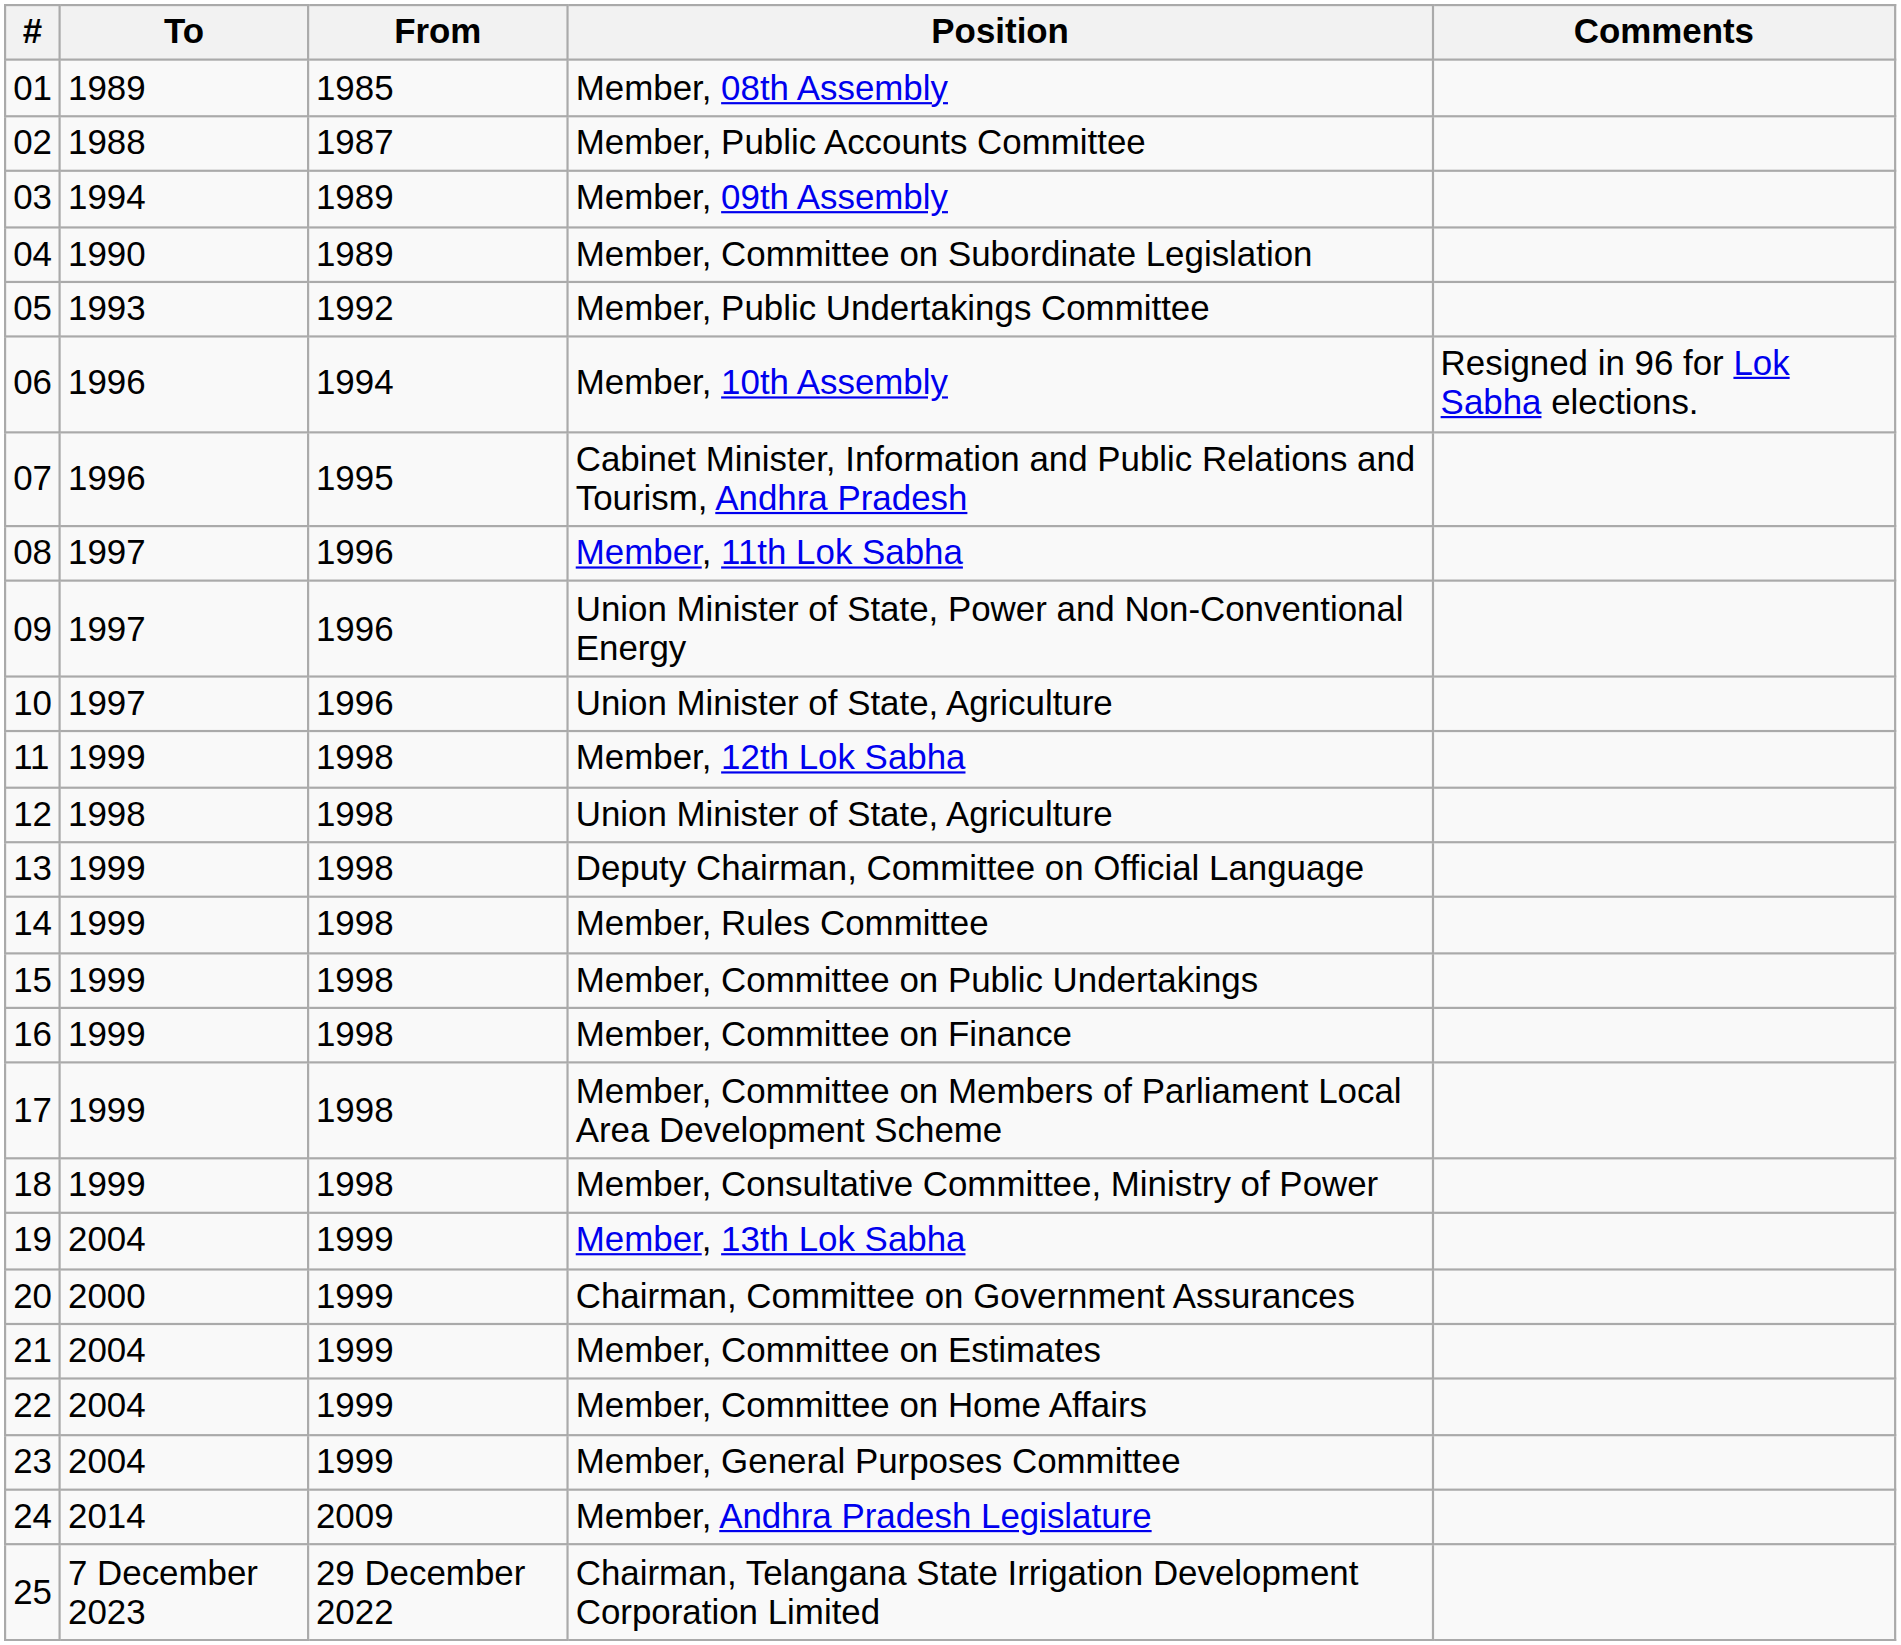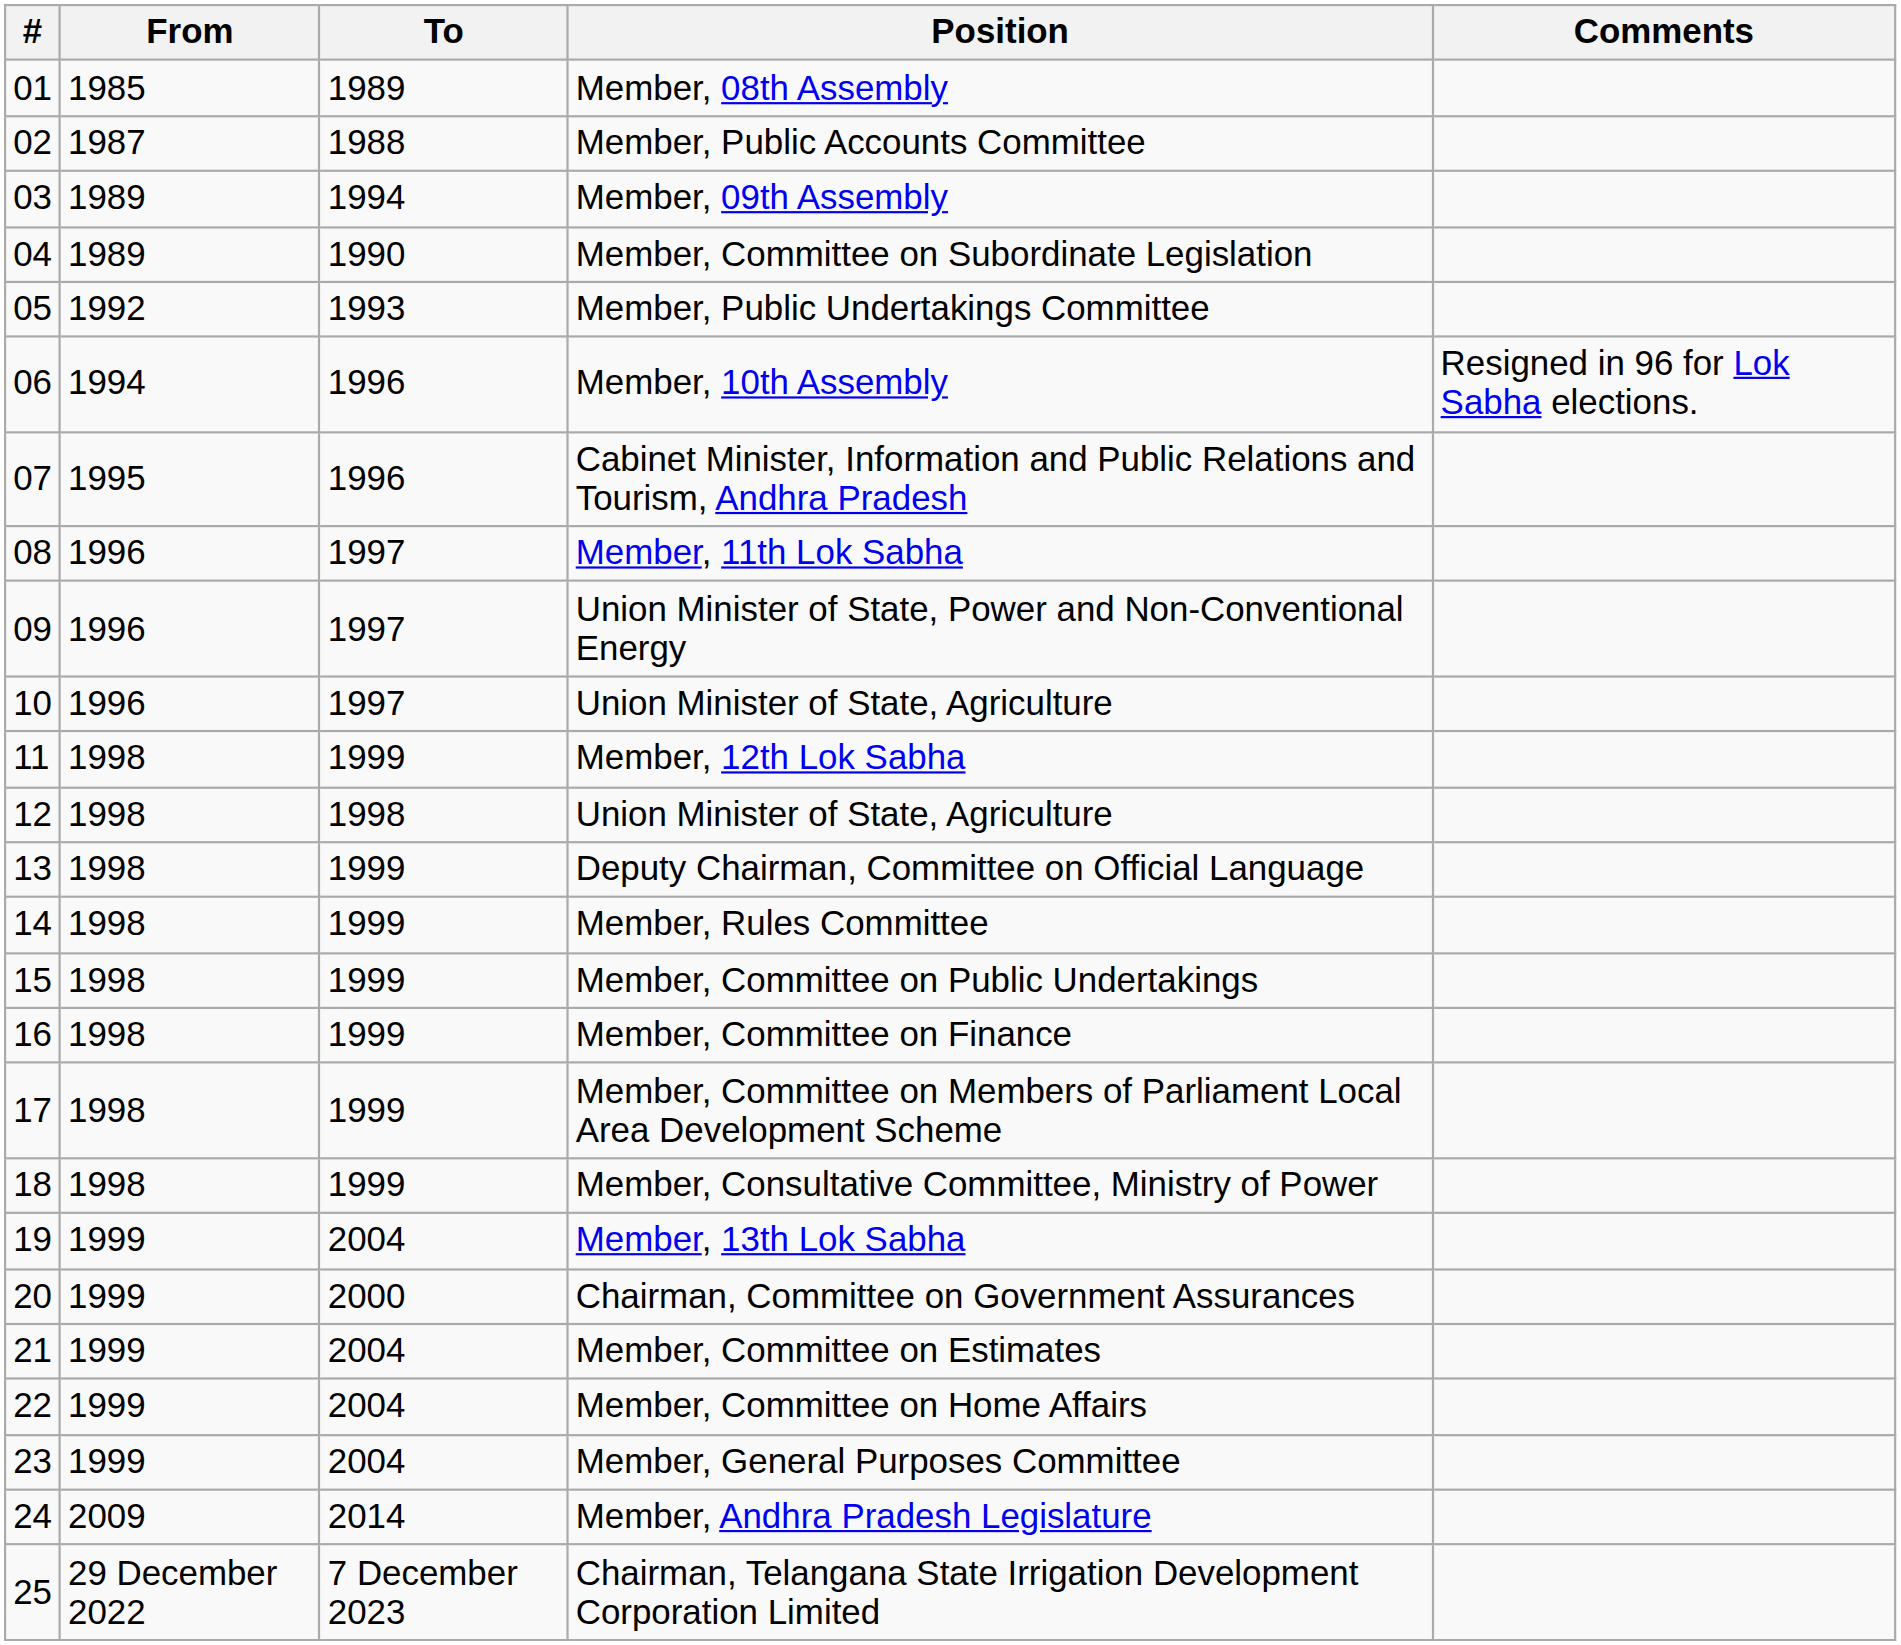columns swapped: (438, 32) <-> (184, 32)
